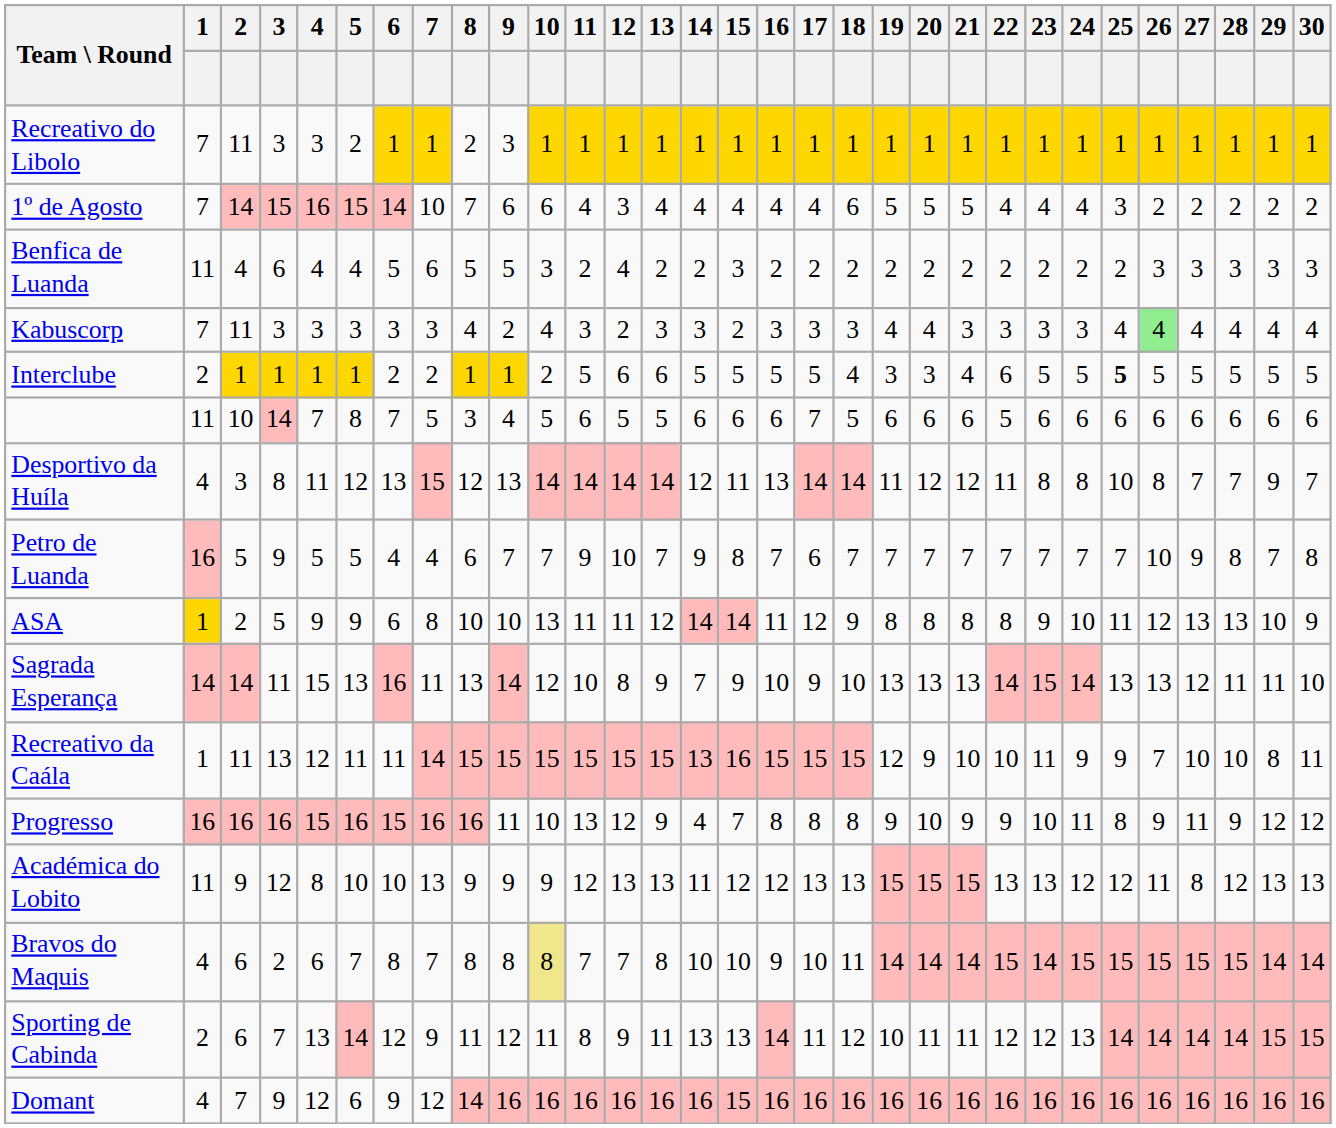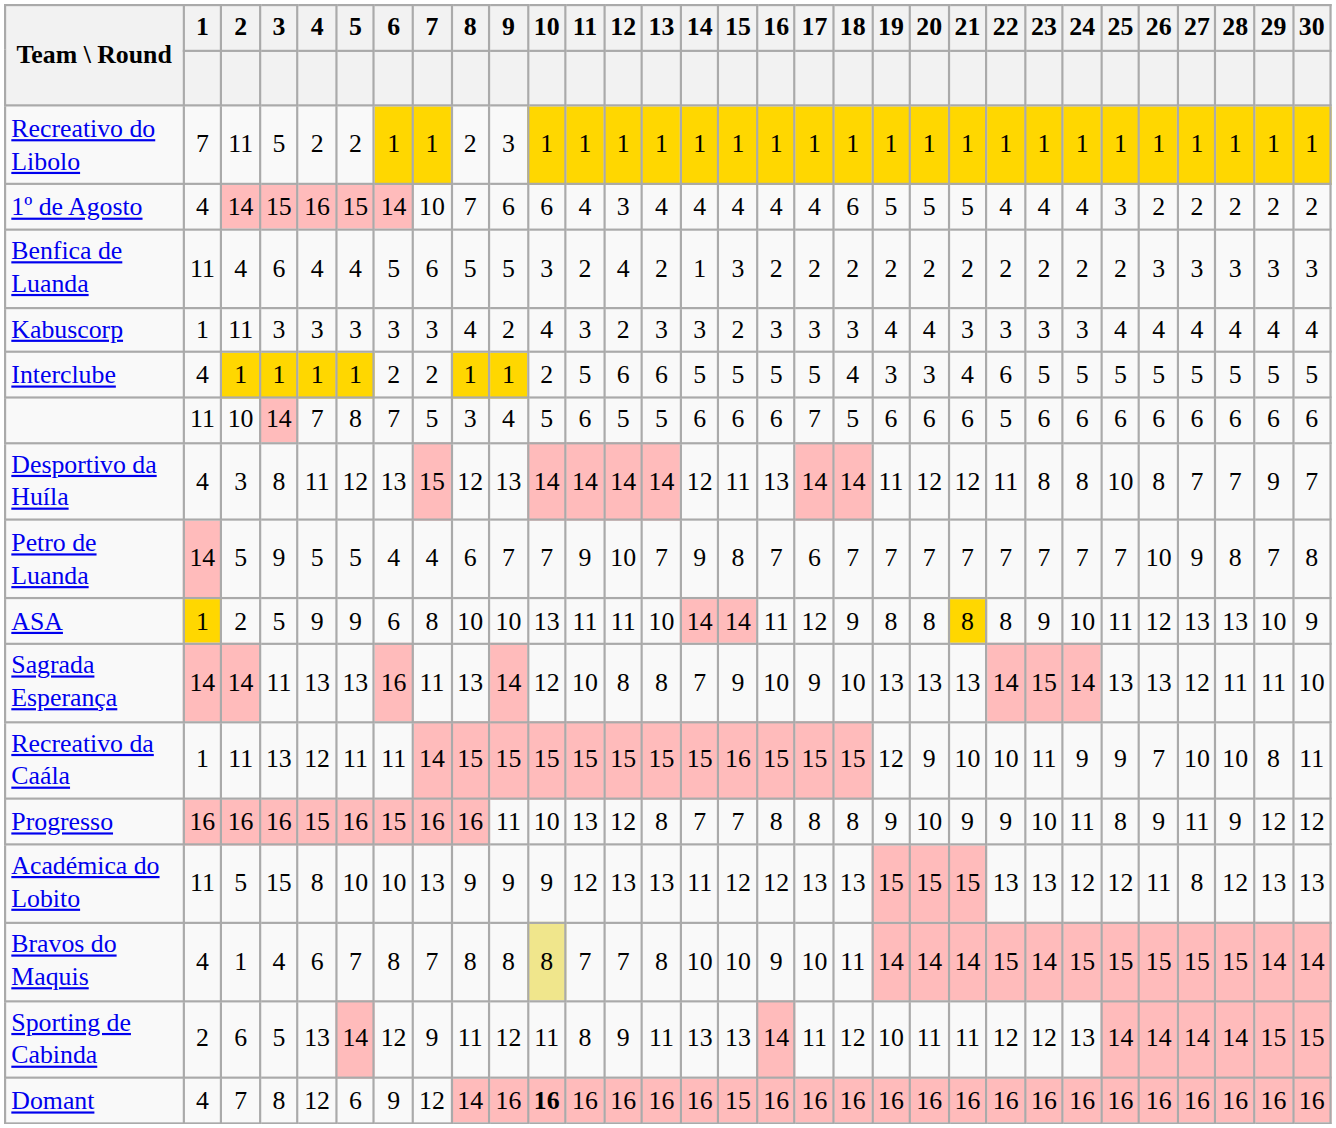(279, 144) 3 -> (279, 144) 5
(317, 144) 3 -> (317, 144) 2
(202, 206) 7 -> (202, 206) 4
(700, 267) 2 -> (700, 267) 1
(202, 329) 7 -> (202, 329) 1
(1159, 329) lightgreen background -> (1159, 329) no background
(202, 374) 2 -> (202, 374) 4
(1120, 374) bold -> (1120, 374) normal
(202, 558) 16 -> (202, 558) 14
(661, 620) 12 -> (661, 620) 10
(967, 620) no background -> (967, 620) gold background
(317, 681) 15 -> (317, 681) 13
(661, 681) 9 -> (661, 681) 8
(700, 759) 13 -> (700, 759) 15
(661, 821) 9 -> (661, 821) 8
(700, 821) 4 -> (700, 821) 7
(241, 882) 9 -> (241, 882) 5
(279, 882) 12 -> (279, 882) 15
(241, 960) 6 -> (241, 960) 1
(279, 960) 2 -> (279, 960) 4
(279, 1038) 7 -> (279, 1038) 5
(279, 1099) 9 -> (279, 1099) 8
(547, 1099) normal -> (547, 1099) bold
